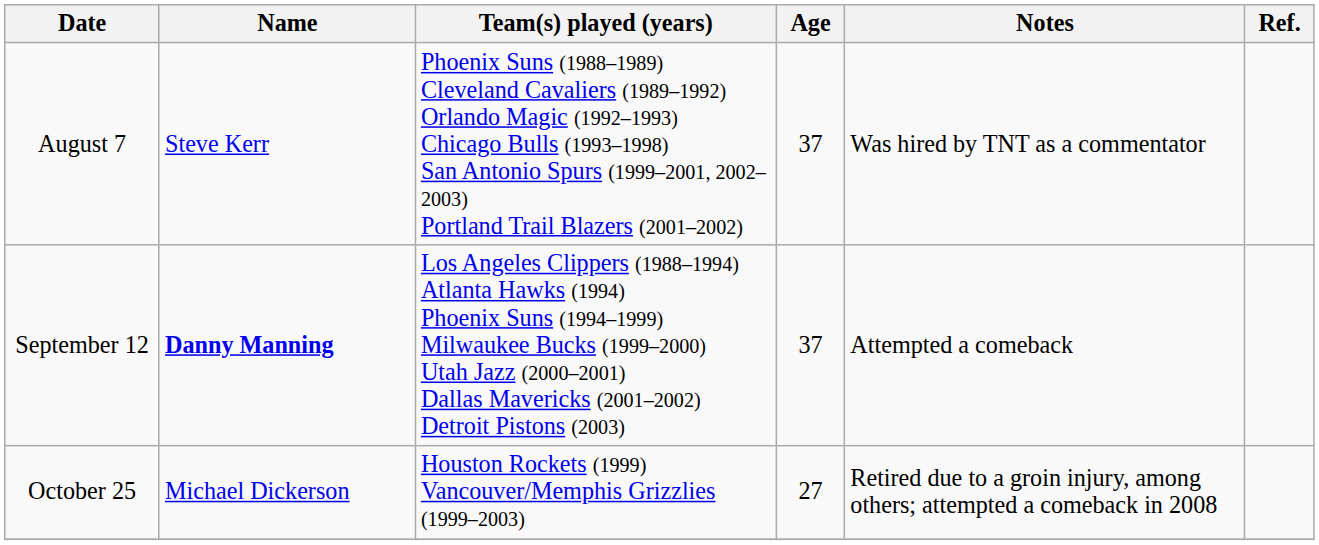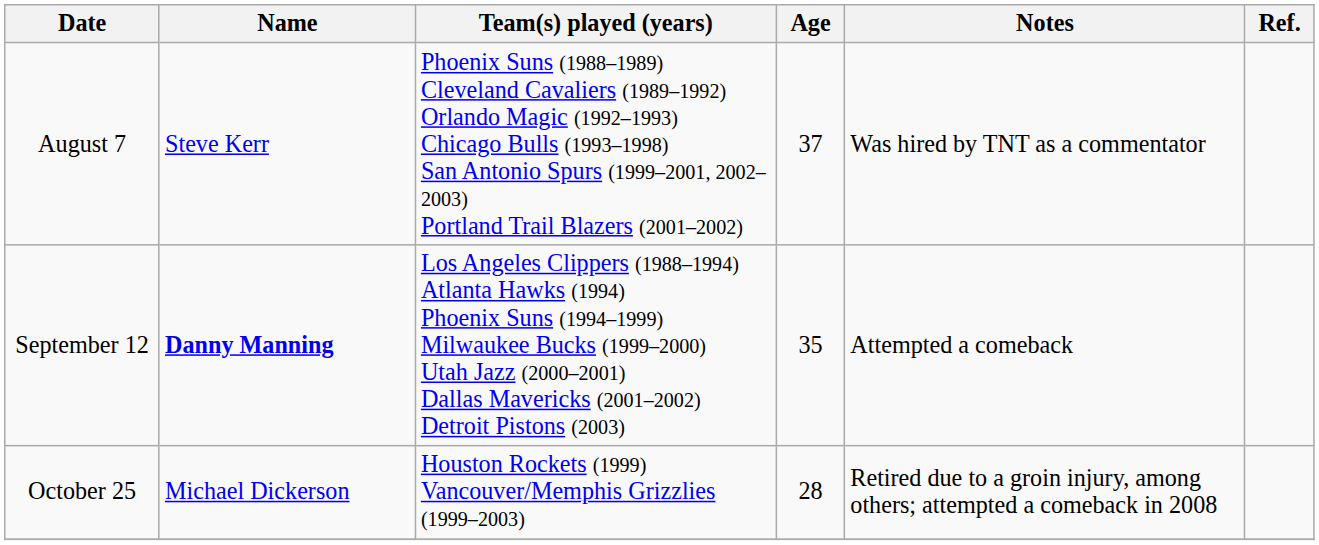(811, 344) 37 -> (811, 344) 35
(811, 491) 27 -> (811, 491) 28
